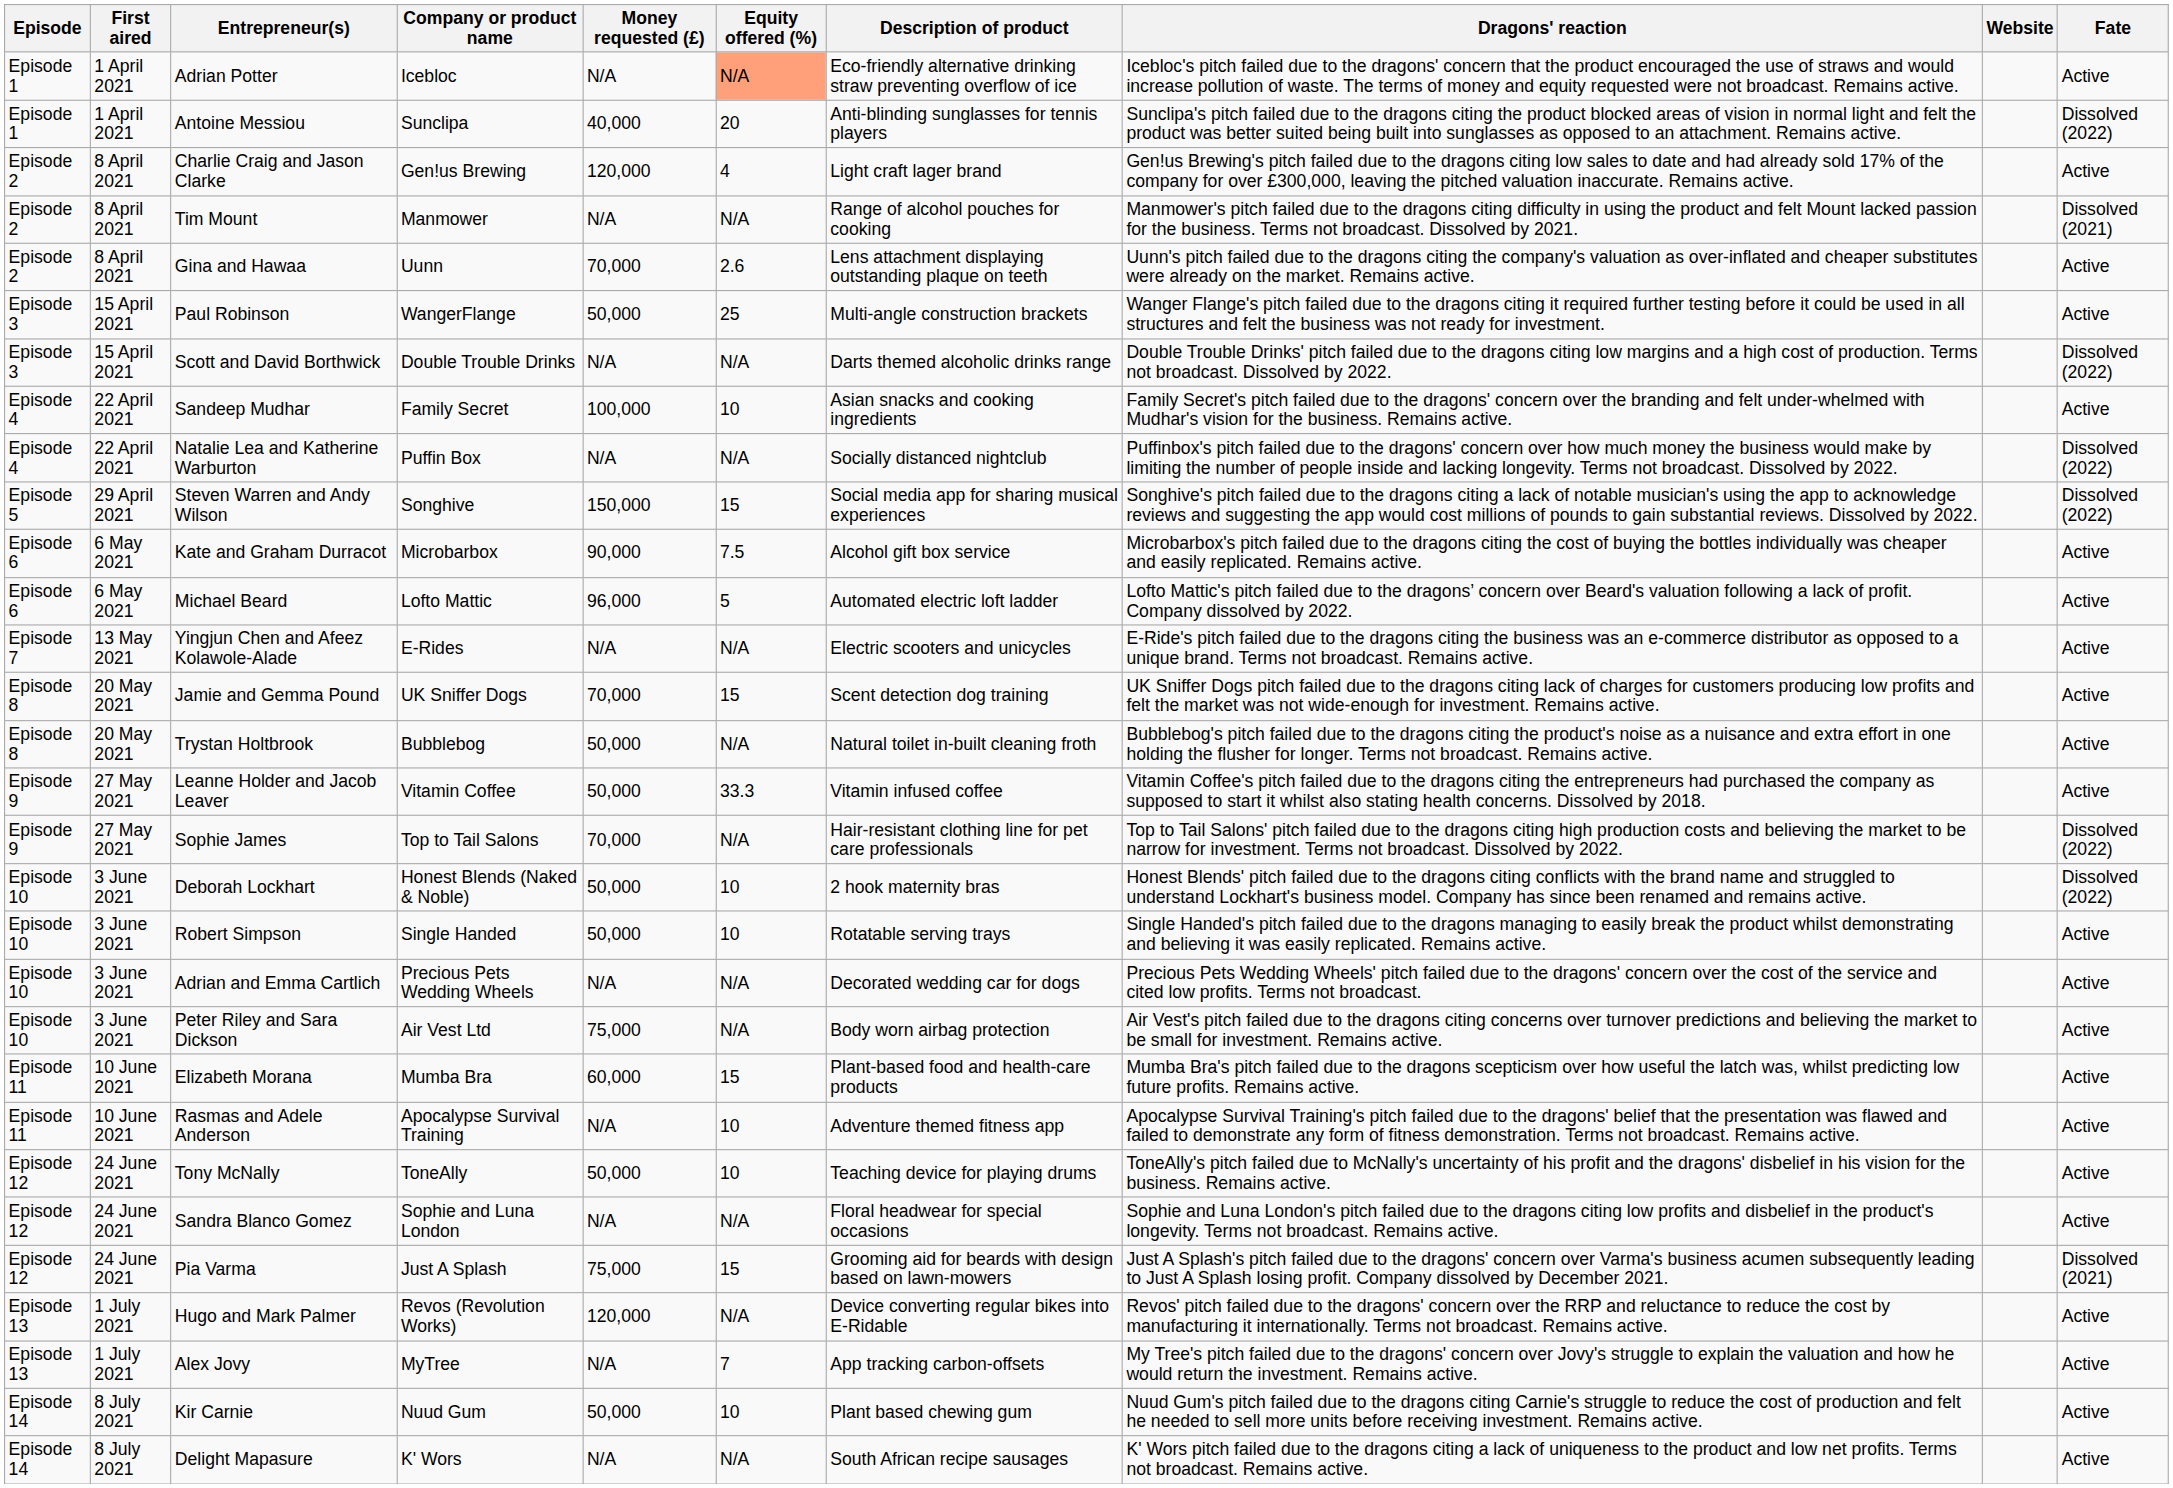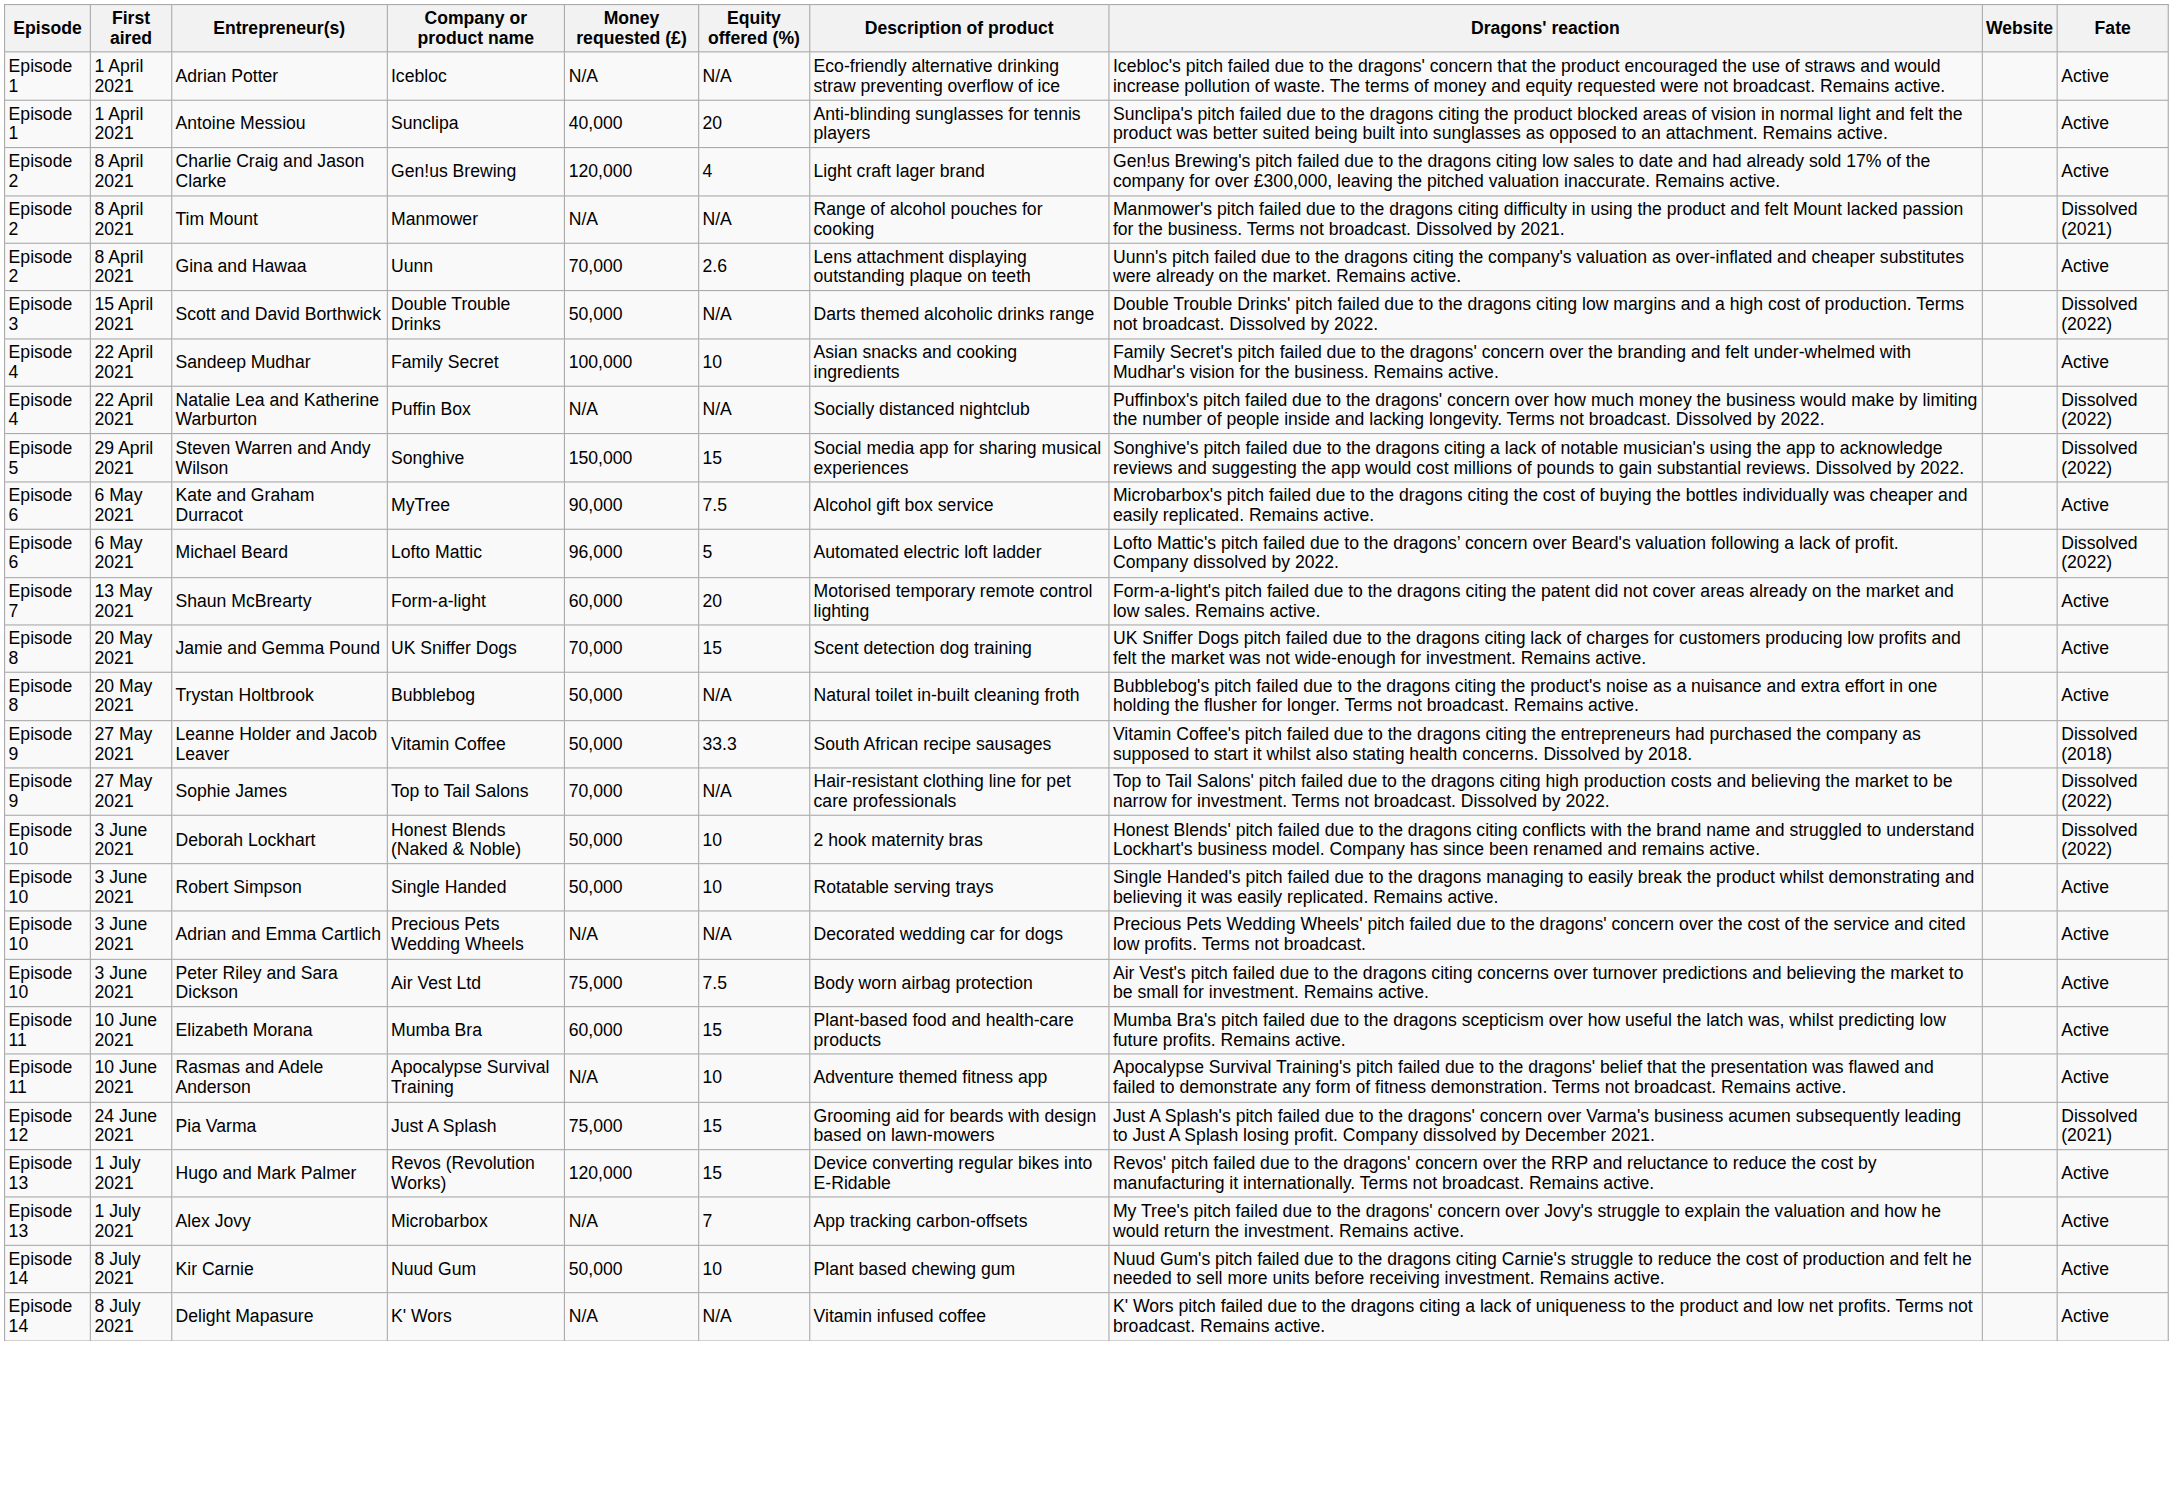(735, 76) lightsalmon background -> (717, 76) no background
(2100, 123) Dissolved (2022) -> (2085, 123) Active
- row: (232, 314)
(602, 362) N/A -> (596, 314) 50,000
(449, 553) Microbarbox -> (420, 505) MyTree
(2086, 600) Active -> (2099, 553) Dissolved (2022)
+ row: (243, 600)
- row: (269, 648)
(917, 791) Vitamin infused coffee -> (932, 744) South African recipe sausages
(2086, 791) Active -> (2099, 744) Dissolved (2018)
(735, 1030) N/A -> (715, 982) 7.5
- row: (227, 1173)
- row: (263, 1221)
(735, 1316) N/A -> (712, 1173) 15
(430, 1364) MyTree -> (439, 1221) Microbarbox
(949, 1459) South African recipe sausages -> (900, 1316) Vitamin infused coffee
